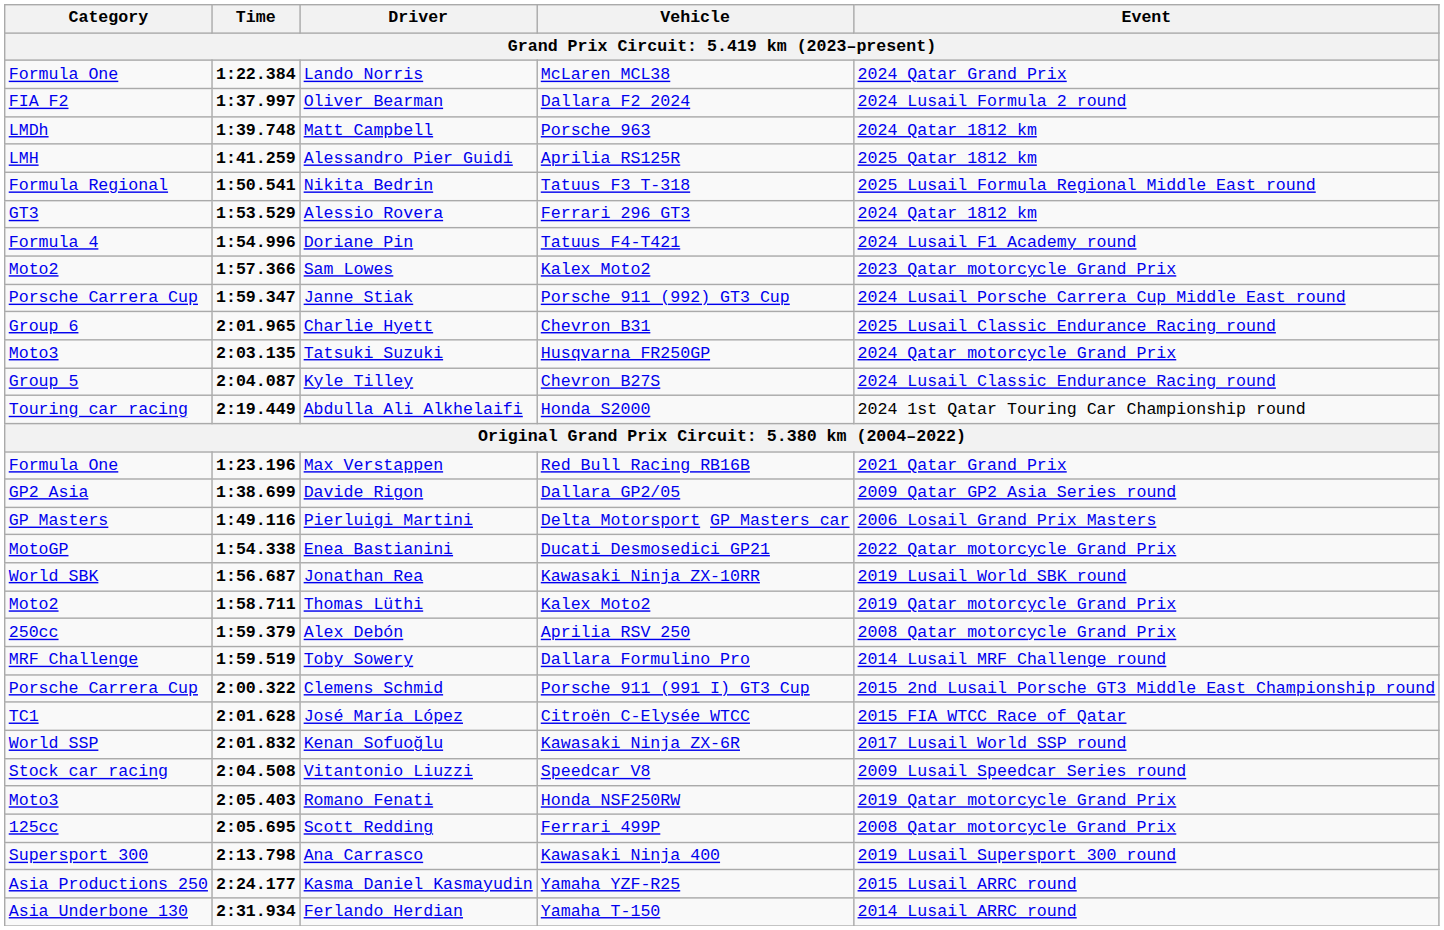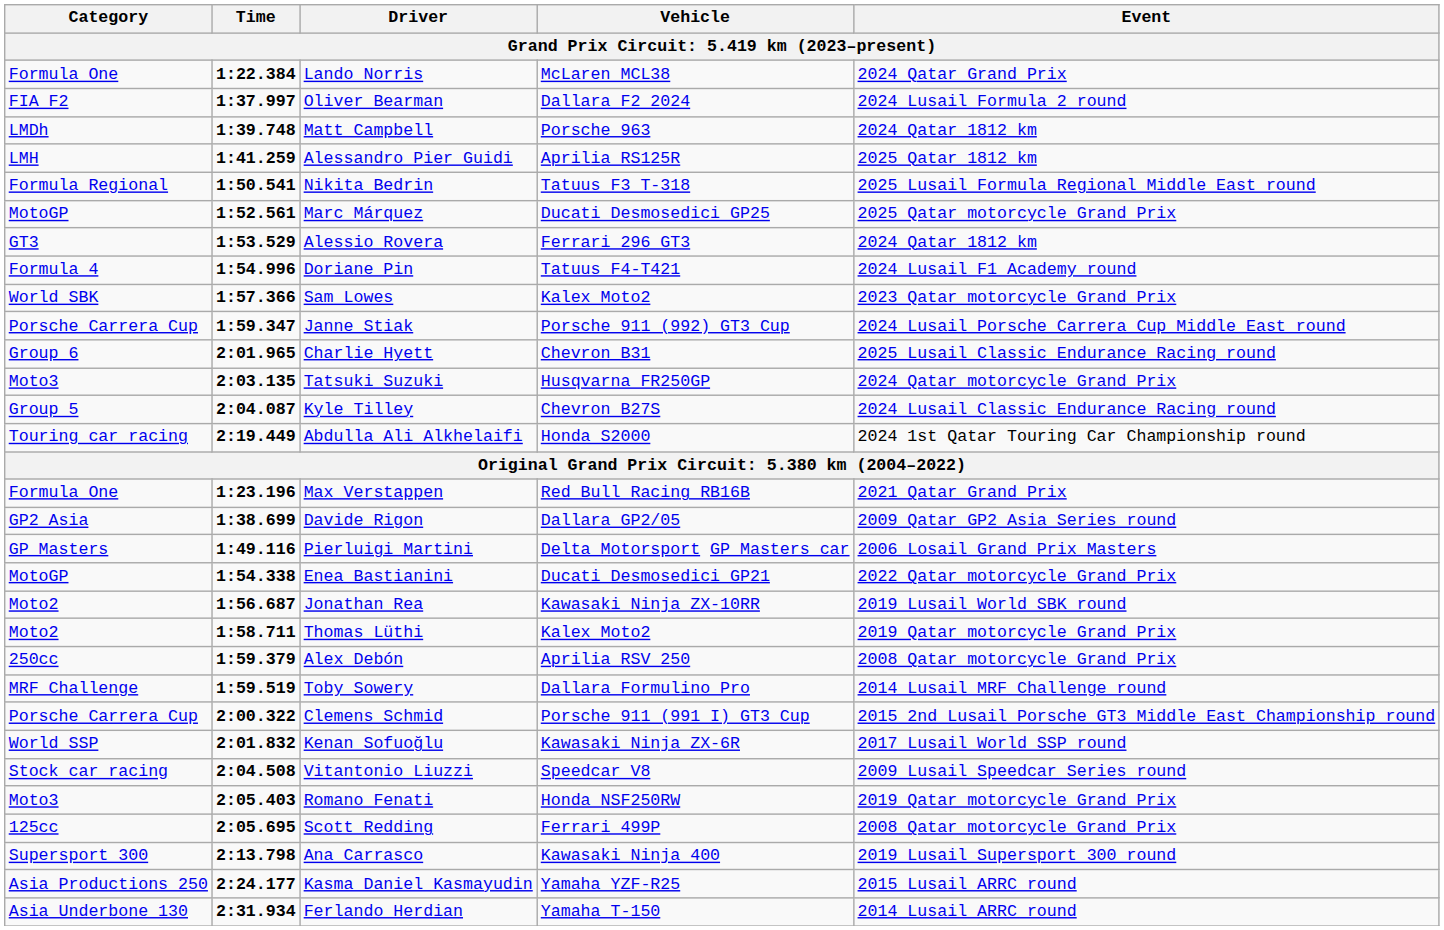+ row: (363, 214)
(34, 270) Moto2 -> (54, 297) World SBK
(54, 577) World SBK -> (34, 605) Moto2
- row: (383, 716)
